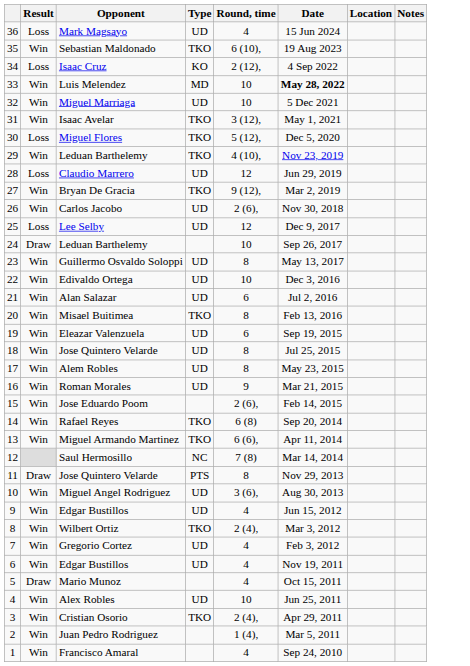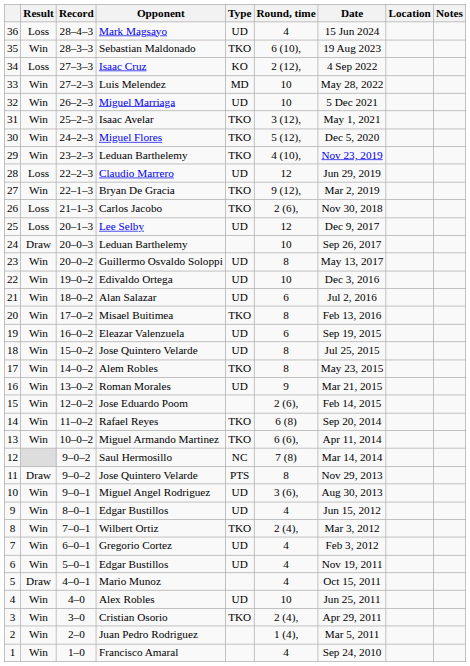+ column: (76, 13)
(313, 84) bold -> (352, 84) normal
(39, 137) Loss -> (39, 137) Win
(39, 208) Win -> (39, 208) Loss
(200, 208) UD -> (240, 208) TKO
(200, 368) UD -> (240, 368) TKO
